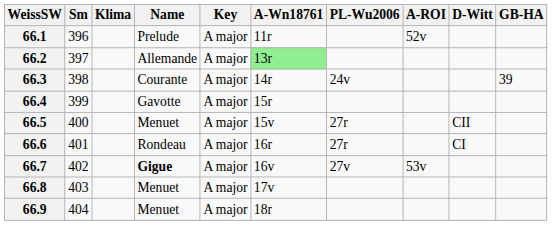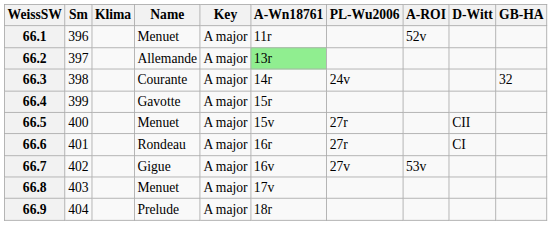(158, 36) Prelude -> (158, 36) Menuet
(506, 79) 39 -> (506, 79) 32
(155, 166) bold -> (154, 166) normal
(158, 209) Menuet -> (158, 209) Prelude
